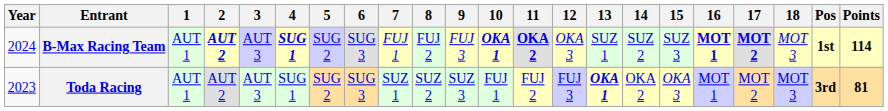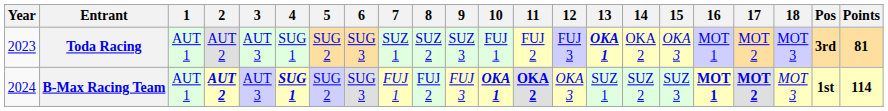rows swapped: (104, 86) <-> (104, 46)
